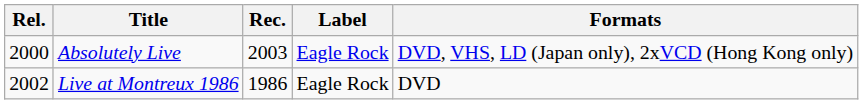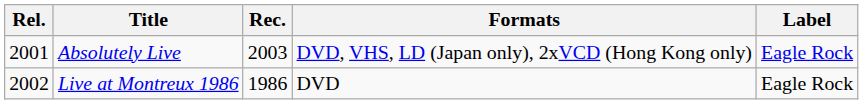columns swapped: (343, 20) <-> (625, 20)
(29, 51) 2000 -> (29, 51) 2001
